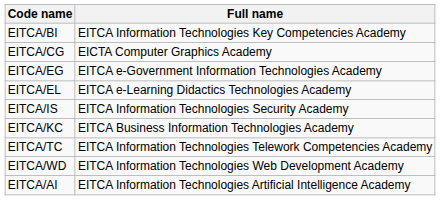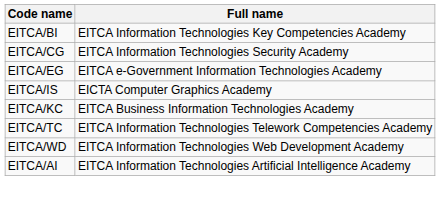(175, 52) EICTA Computer Graphics Academy -> (213, 52) EITCA Information Technologies Security Academy
- row: (34, 90)
(213, 109) EITCA Information Technologies Security Academy -> (175, 90) EICTA Computer Graphics Academy
